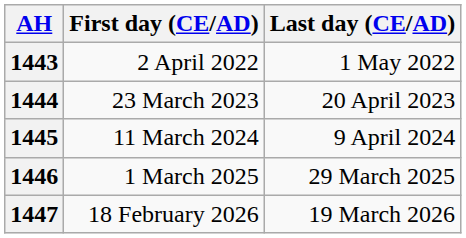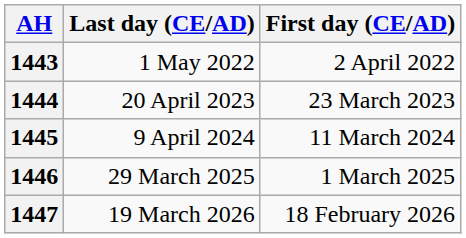columns swapped: (164, 23) <-> (362, 23)
